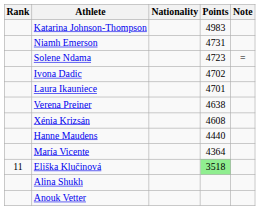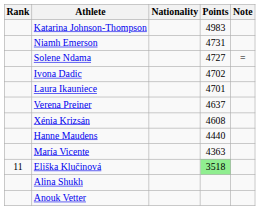(216, 58) 4723 -> (216, 58) 4727
(216, 105) 4638 -> (216, 105) 4637
(216, 151) 4364 -> (216, 151) 4363
